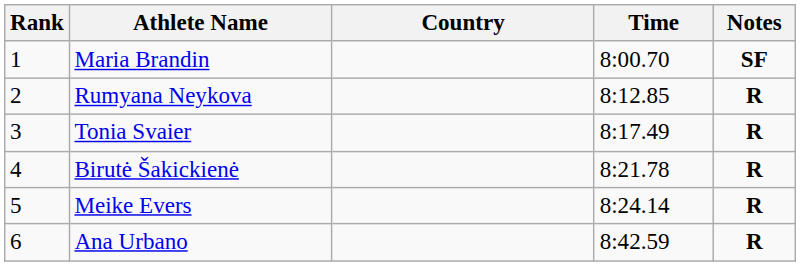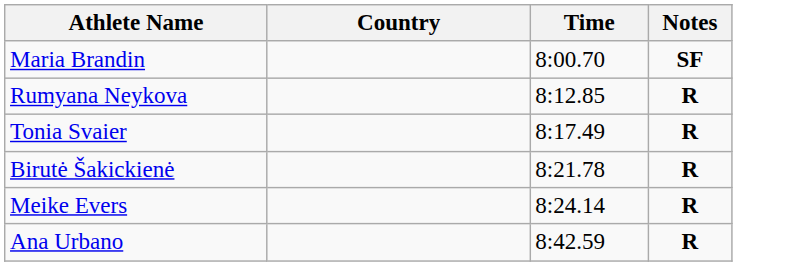- column: (37, 22)
